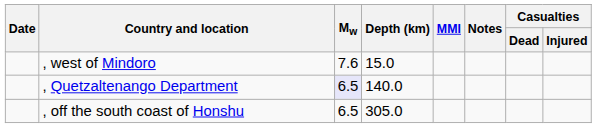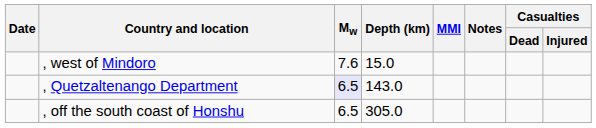(384, 87) 140.0 -> (384, 87) 143.0
